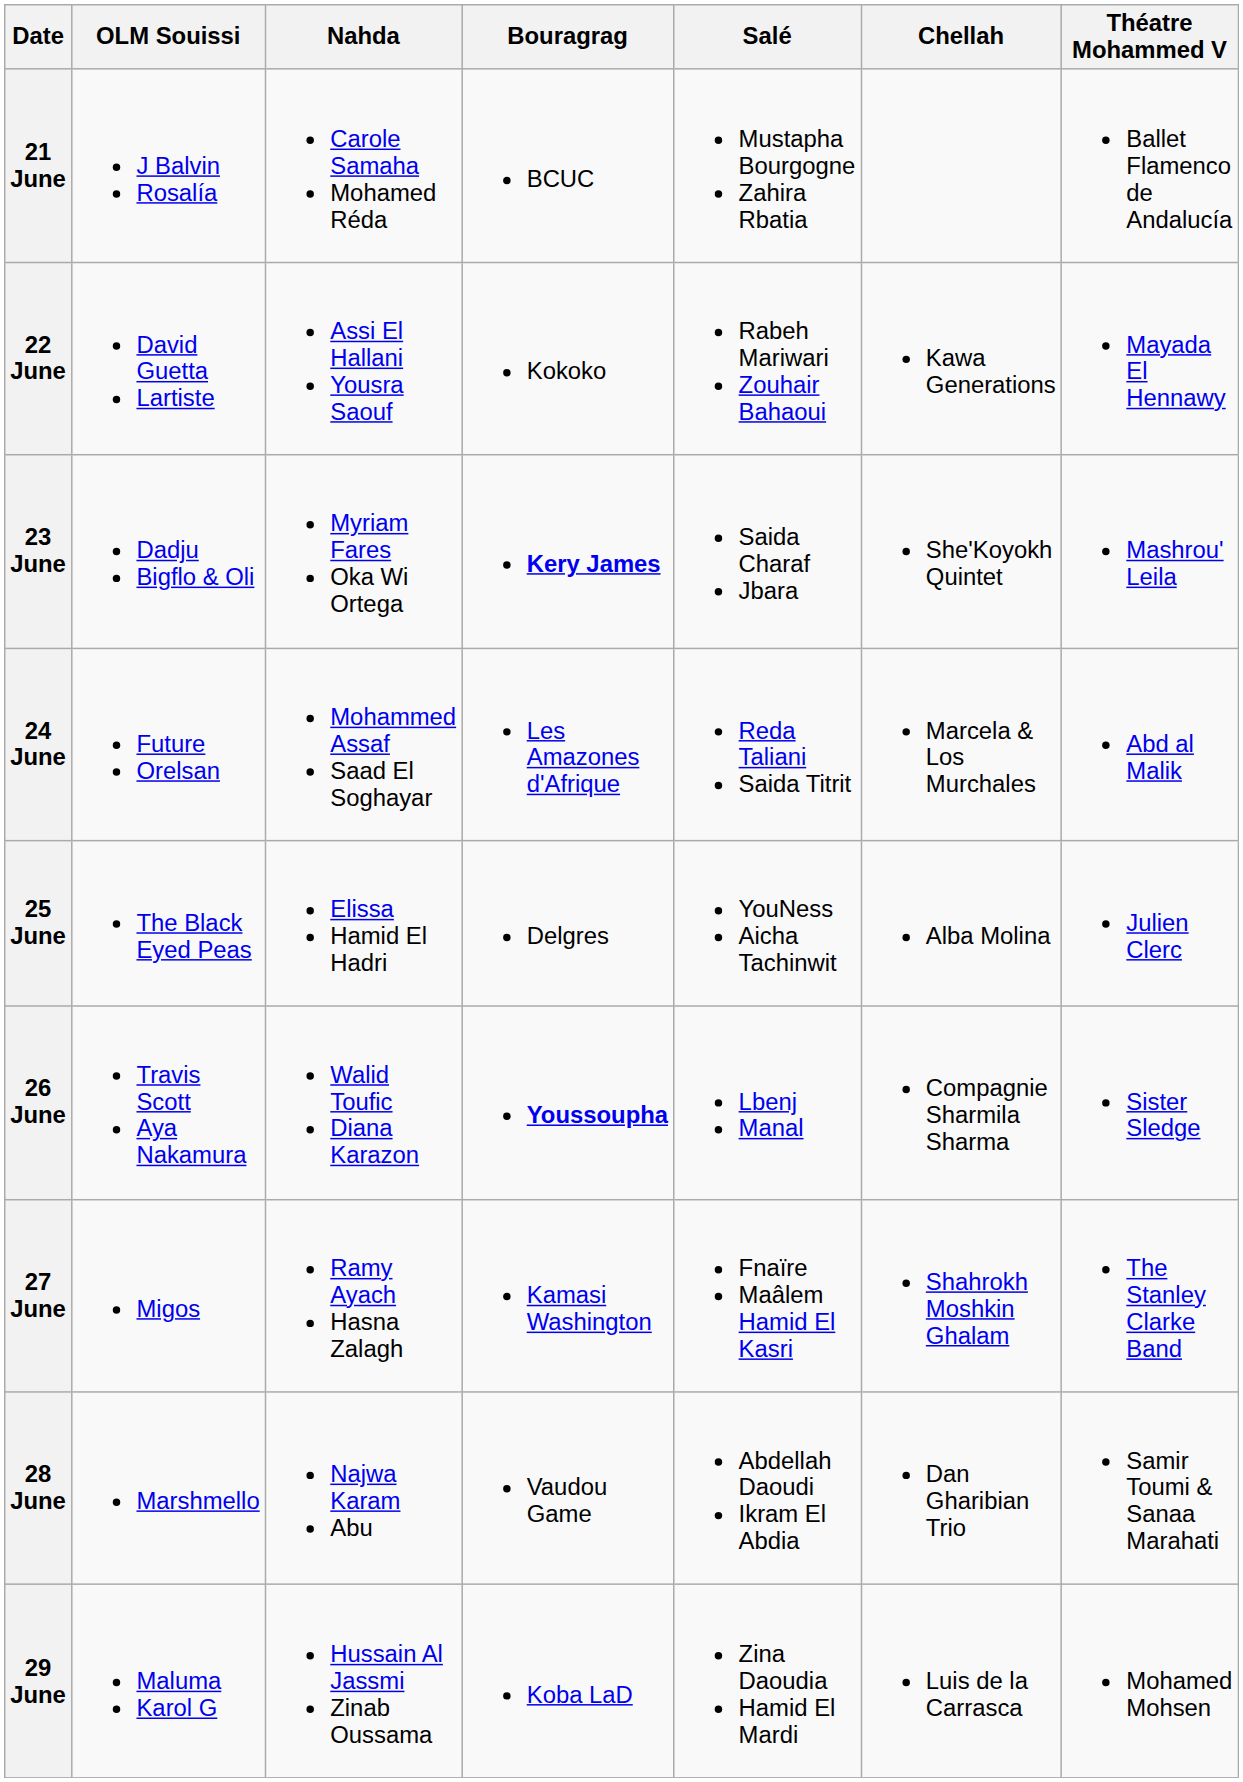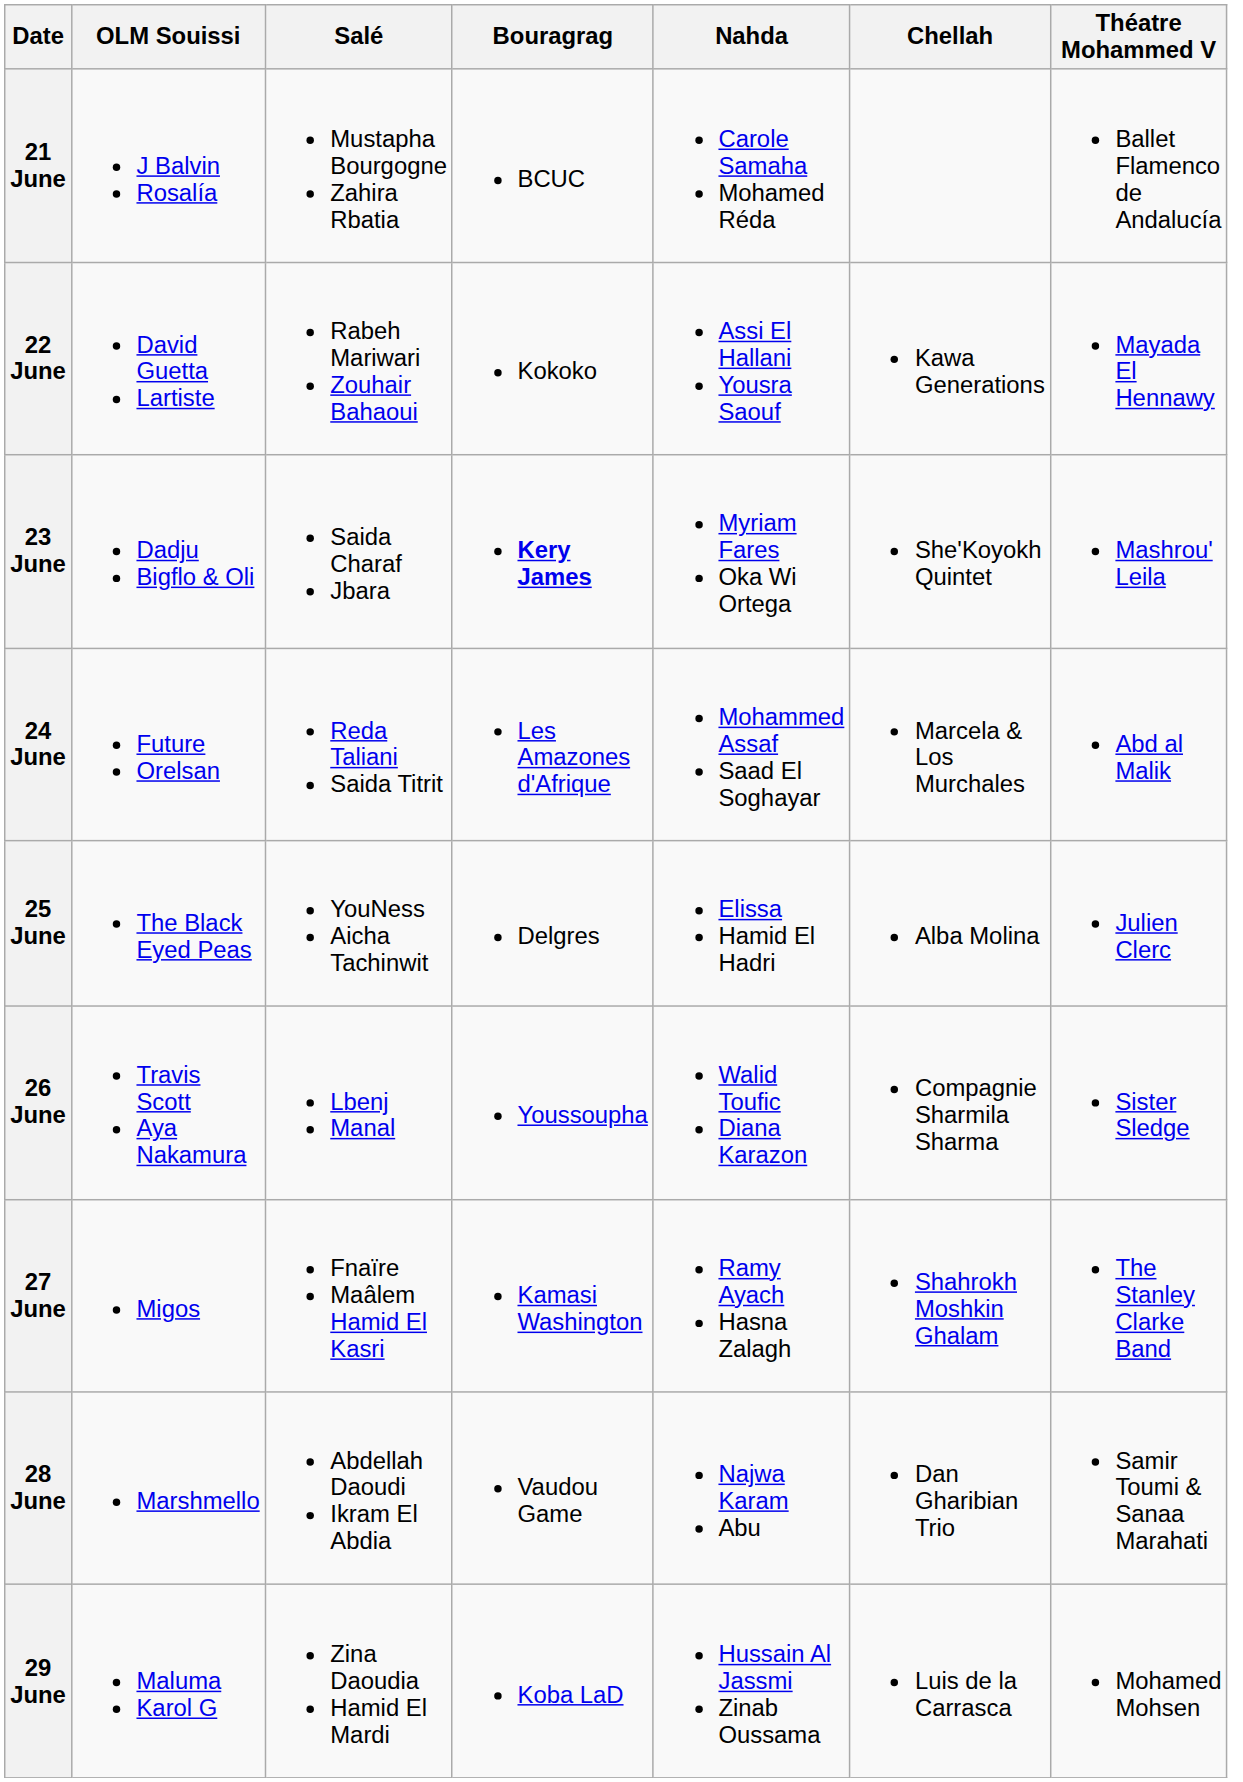columns swapped: (363, 36) <-> (767, 36)
(568, 1116) bold -> (553, 1116) normal
